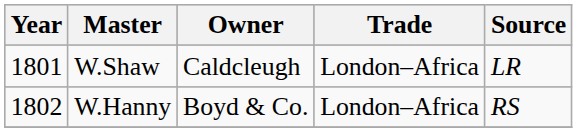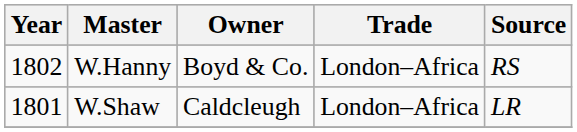rows swapped: (117, 65) <-> (123, 106)
